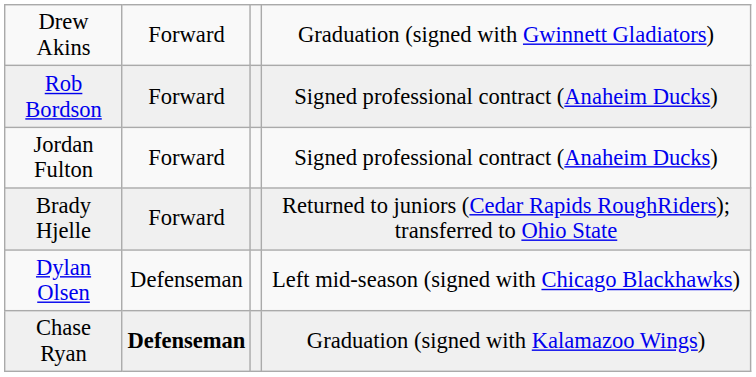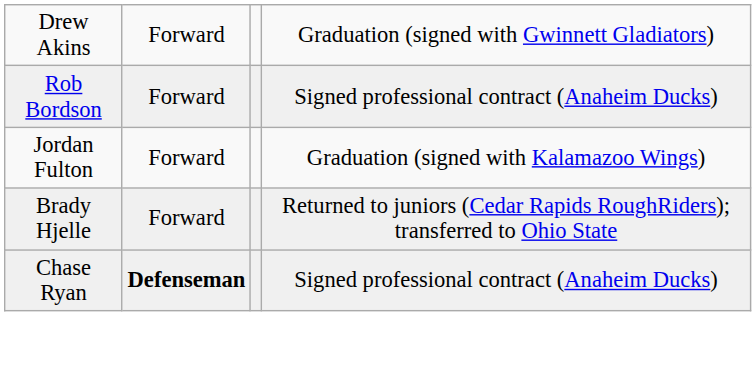(506, 157) Signed professional contract (Anaheim Ducks) -> (506, 157) Graduation (signed with Kalamazoo Wings)
- row: (64, 279)
(506, 340) Graduation (signed with Kalamazoo Wings) -> (506, 279) Signed professional contract (Anaheim Ducks)
